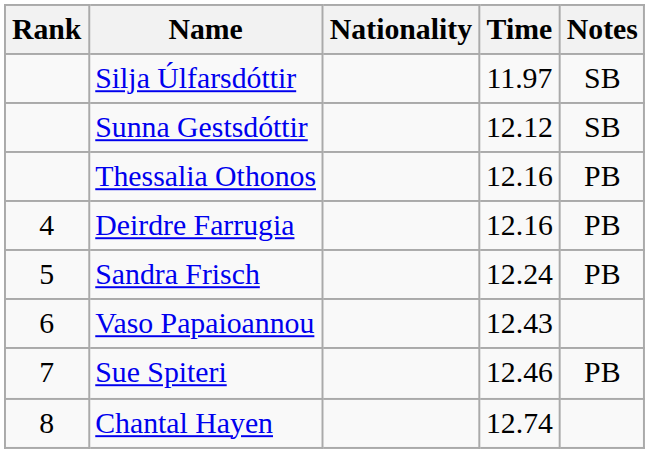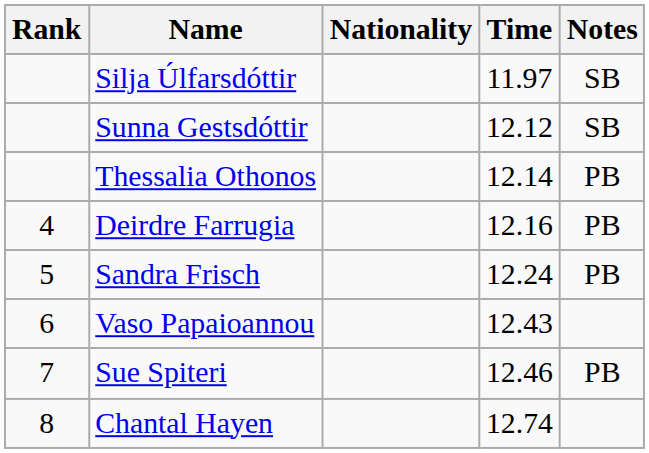(519, 176) 12.16 -> (519, 176) 12.14
